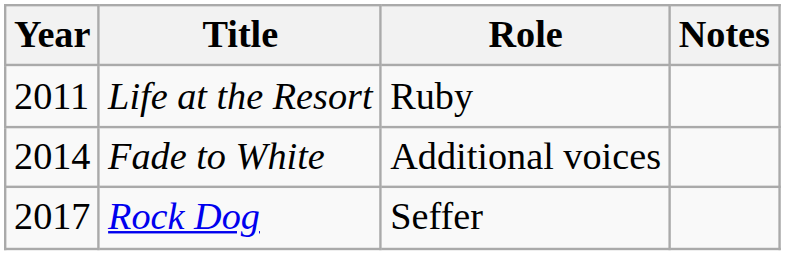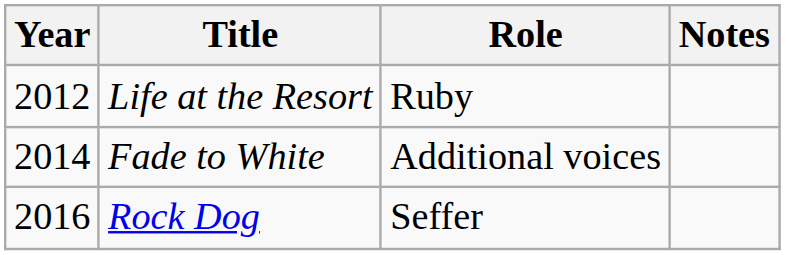(52, 95) 2011 -> (52, 95) 2012
(52, 216) 2017 -> (52, 216) 2016
